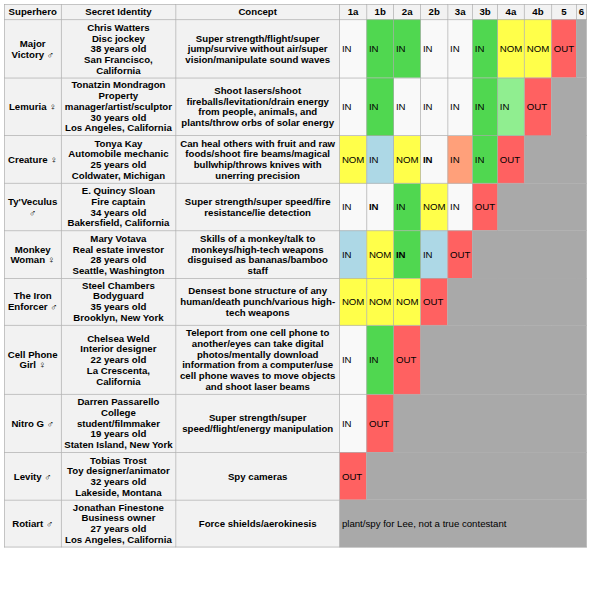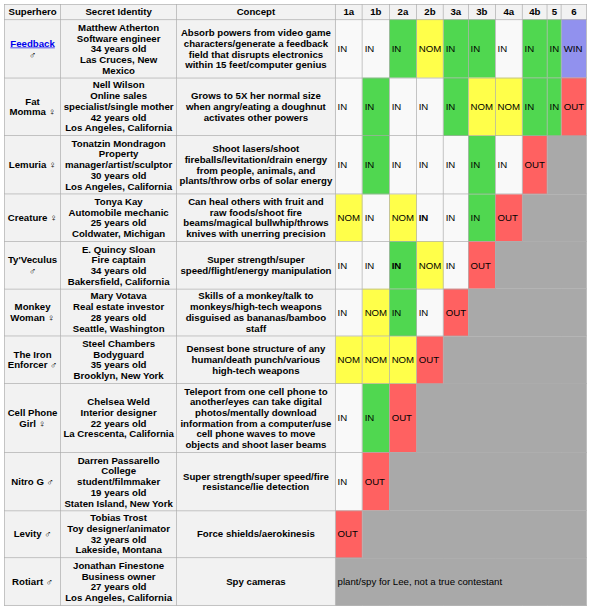+ row: (33, 49)
+ row: (33, 107)
- row: (33, 49)
(505, 107) lightgreen background -> (502, 165) no background
(374, 160) lightblue background -> (369, 218) no background
(455, 160) lightsalmon background -> (451, 218) no background
(258, 207) Super strength/super speed/fire resistance/lie detection -> (256, 265) Super strength/super speed/flight/energy manipulation
(374, 207) bold -> (369, 265) normal
(401, 207) normal -> (396, 265) bold
(347, 255) lightblue background -> (342, 313) no background
(401, 255) bold -> (396, 313) normal
(428, 255) lightblue background -> (423, 313) no background
(258, 424) Super strength/super speed/flight/energy manipulation -> (256, 482) Super strength/super speed/fire resistance/lie detection
(258, 476) Spy cameras -> (256, 535) Force shields/aerokinesis
(258, 524) Force shields/aerokinesis -> (256, 582) Spy cameras
